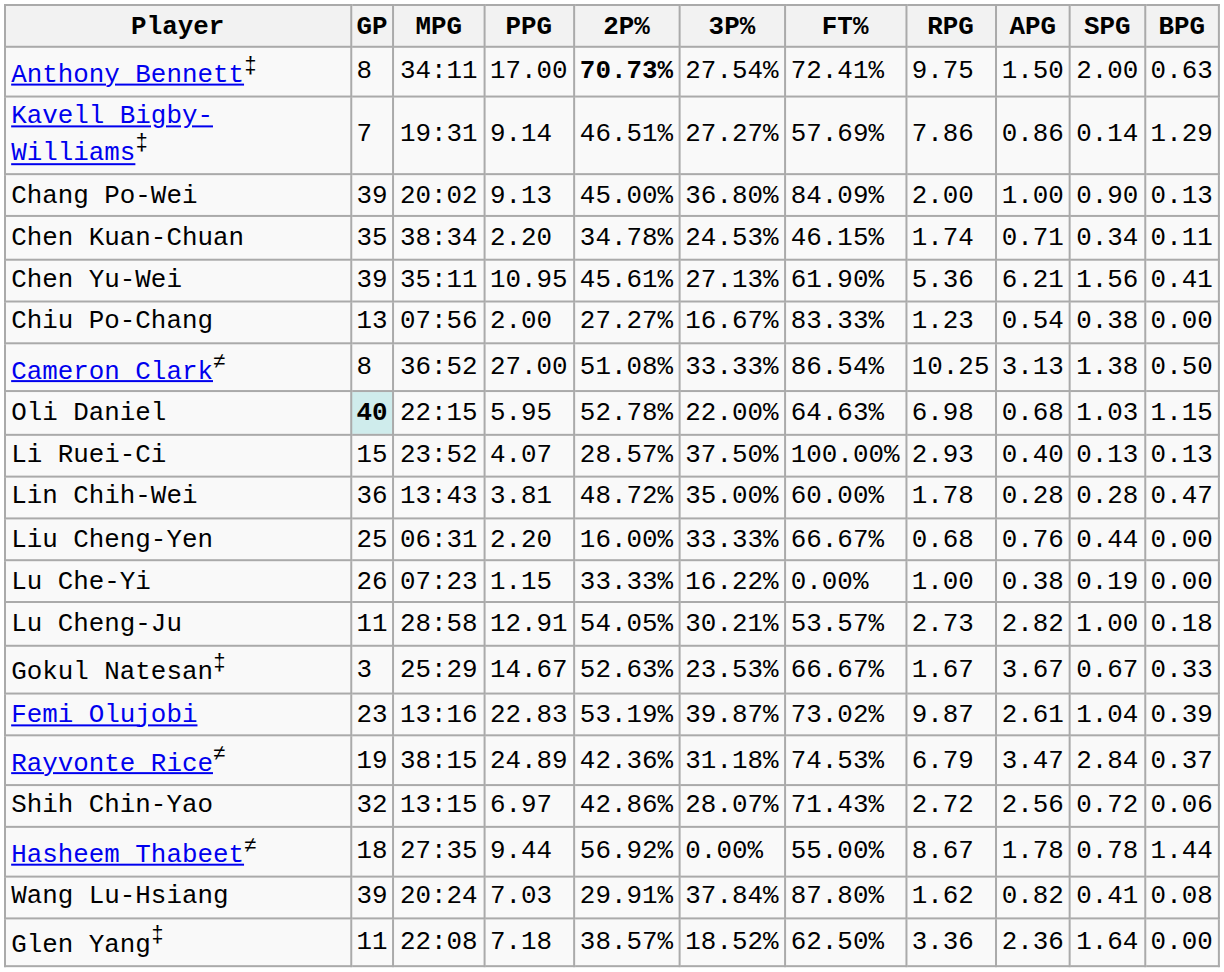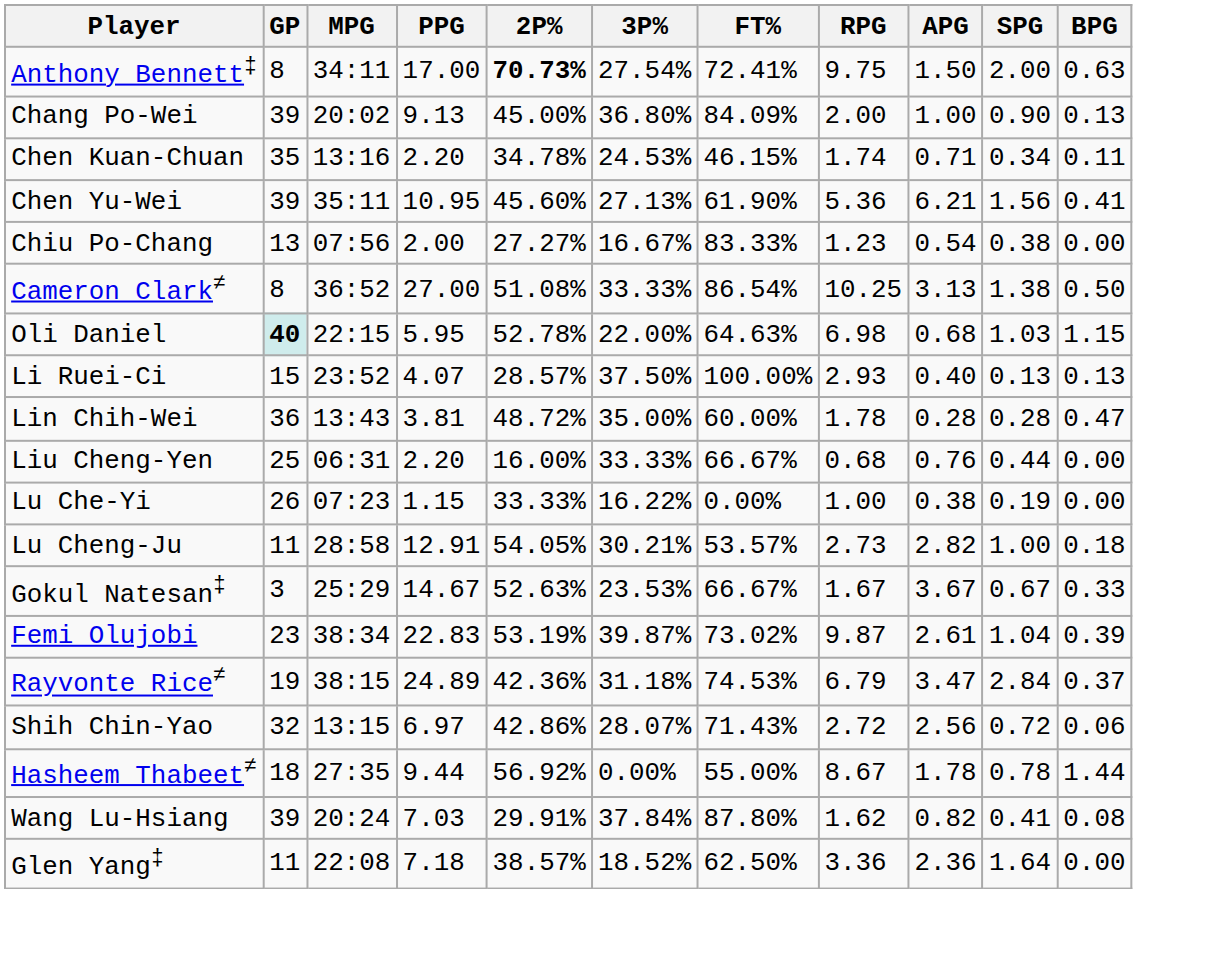- row: (112, 135)
(439, 238) 38:34 -> (351, 159) 13:16
(626, 280) 45.61% -> (539, 201) 45.60%
(439, 715) 13:16 -> (351, 636) 38:34
